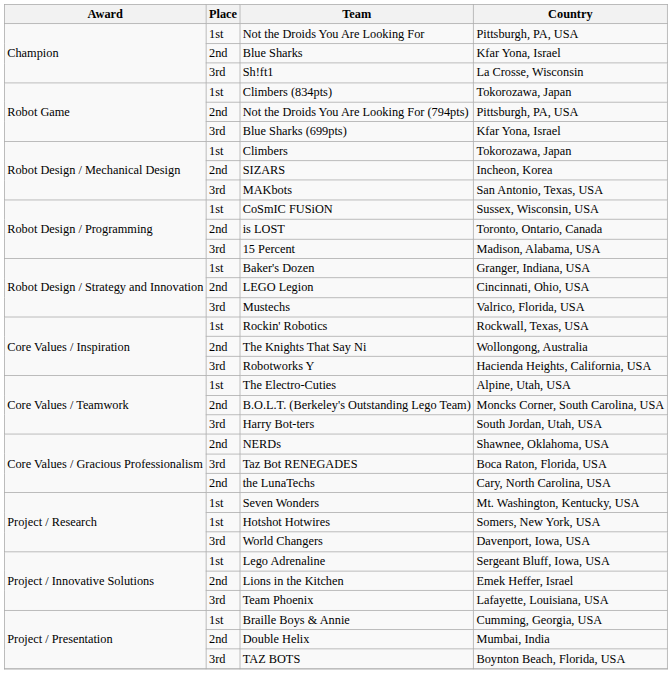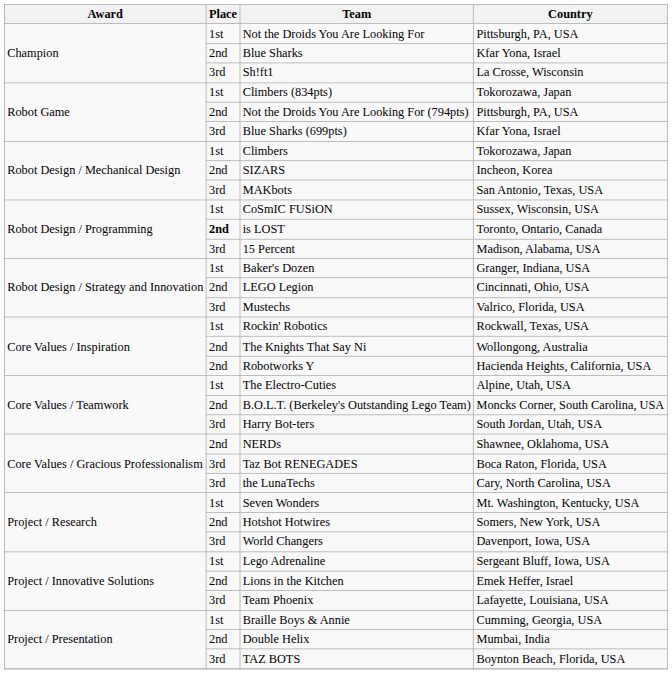(218, 229) normal -> (219, 229) bold
(217, 365) 3rd -> (218, 365) 2nd
(218, 483) 2nd -> (217, 483) 3rd
(216, 522) 1st -> (218, 522) 2nd
